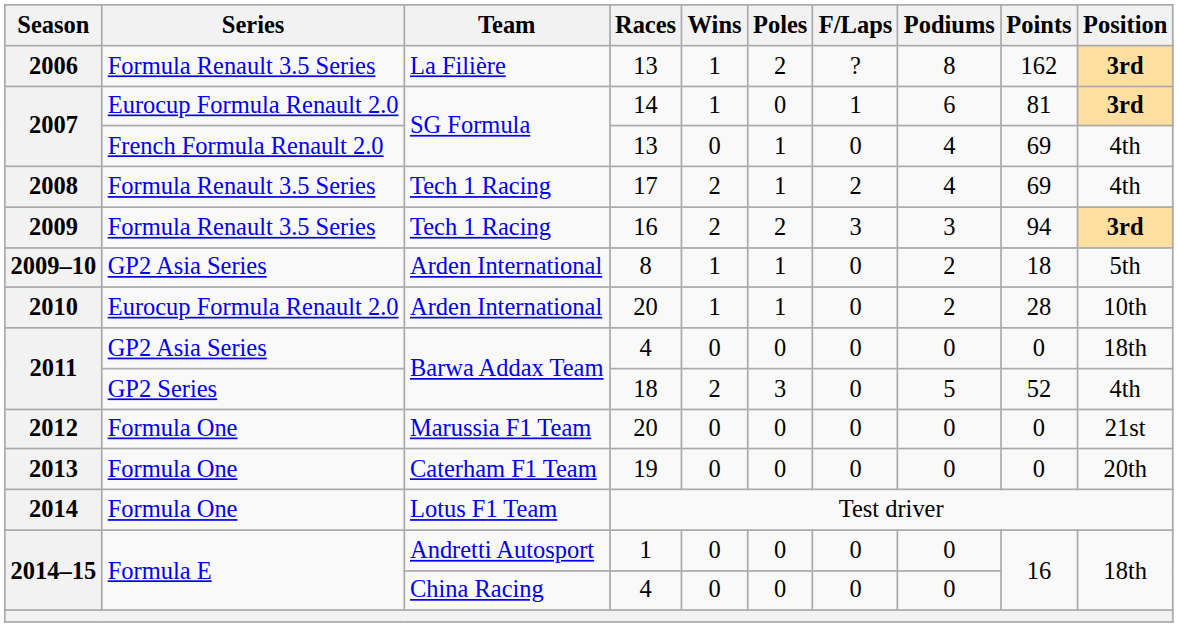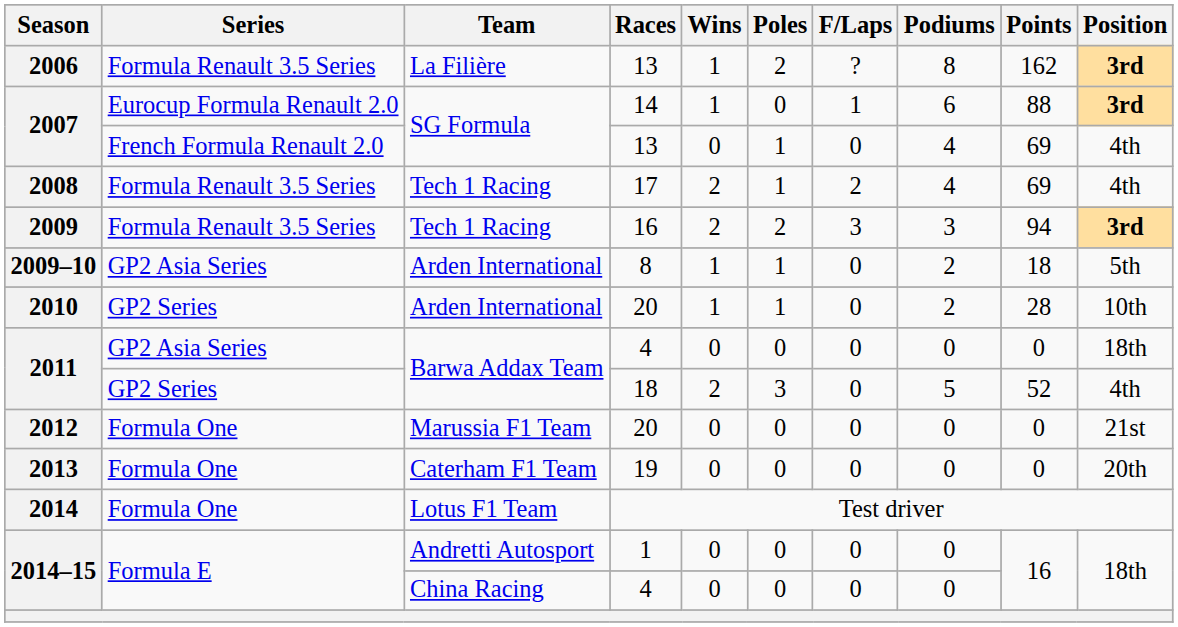(1039, 105) 81 -> (1039, 105) 88
(253, 307) Eurocup Formula Renault 2.0 -> (162, 307) GP2 Series
